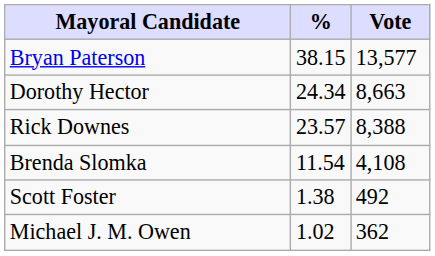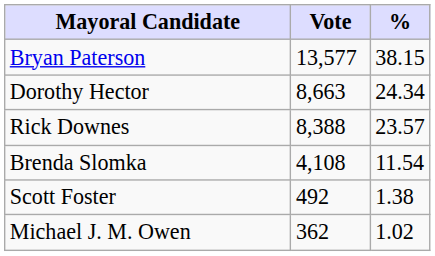columns swapped: (390, 22) <-> (321, 22)
